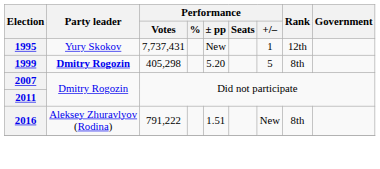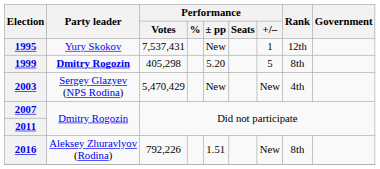(163, 47) 7,737,431 -> (163, 47) 7,537,431
+ row: (26, 87)
(163, 121) 791,222 -> (163, 150) 792,226
